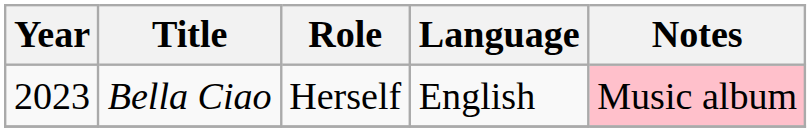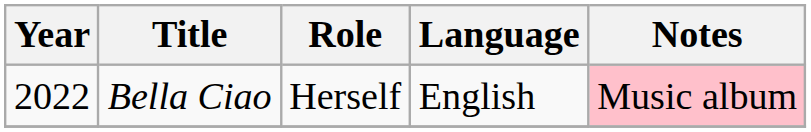(52, 95) 2023 -> (52, 95) 2022
